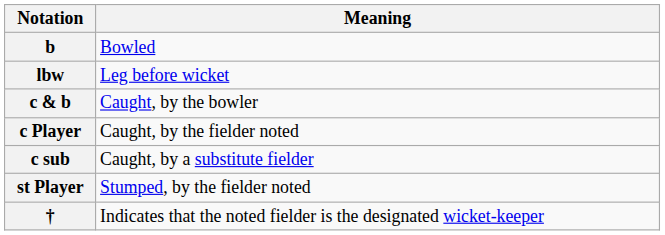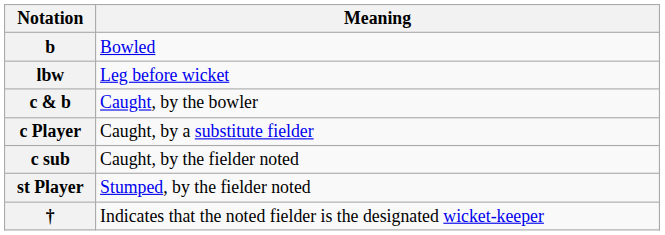(199, 131) Caught, by the fielder noted -> (207, 131) Caught, by a substitute fielder
(207, 159) Caught, by a substitute fielder -> (199, 159) Caught, by the fielder noted
